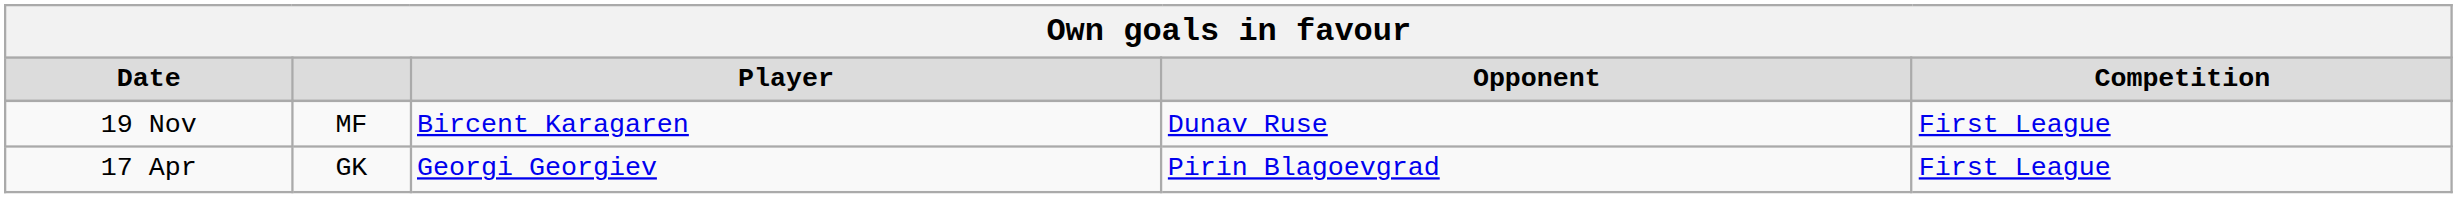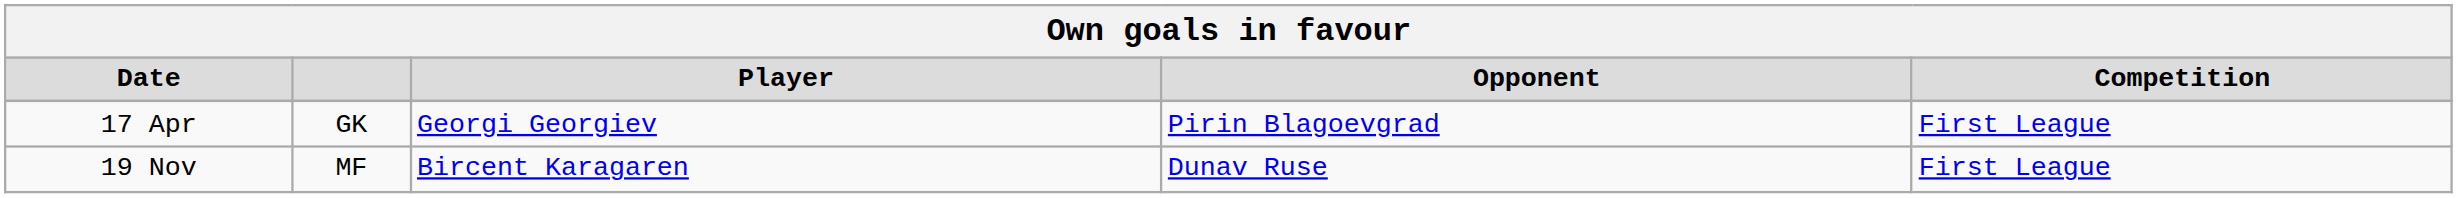rows swapped: (149, 124) <-> (149, 168)
